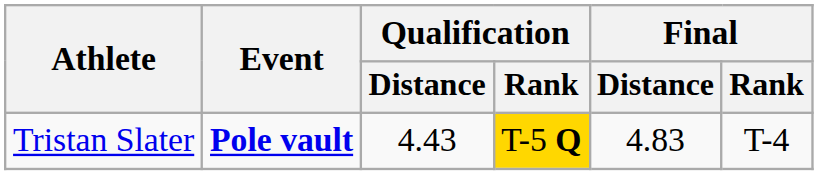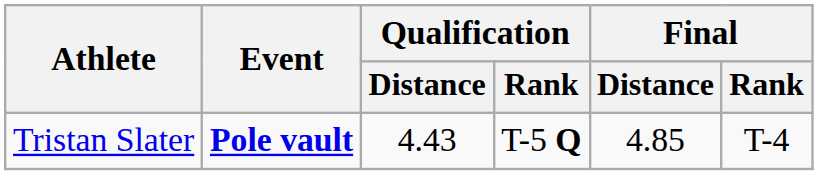(541, 140) gold background -> (541, 140) no background
(655, 140) 4.83 -> (655, 140) 4.85
